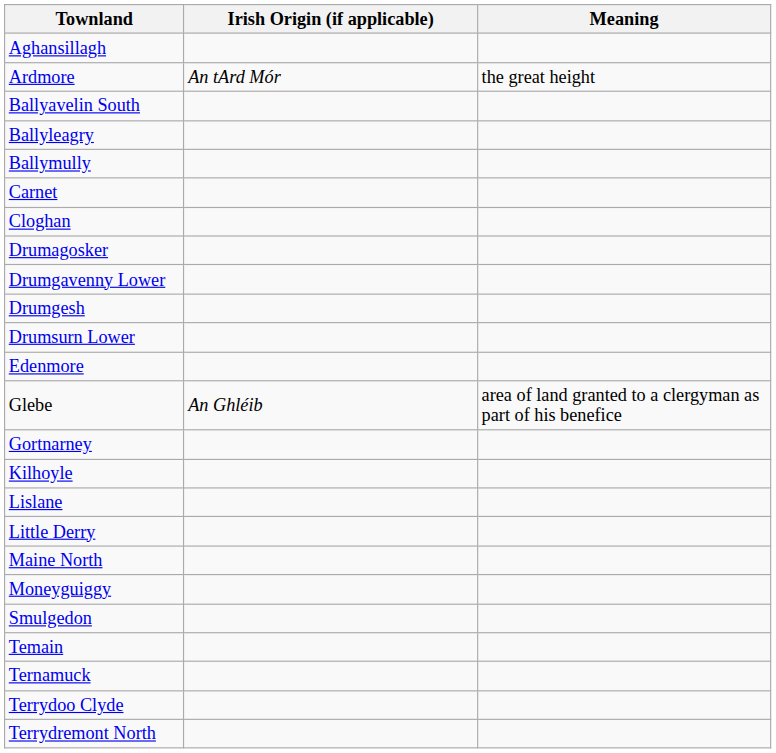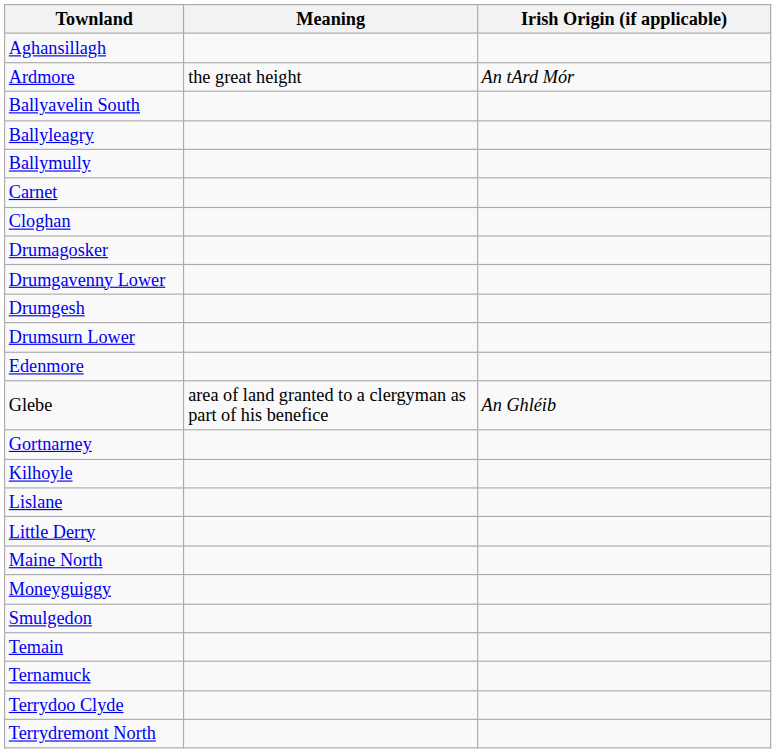columns swapped: (331, 18) <-> (624, 18)
